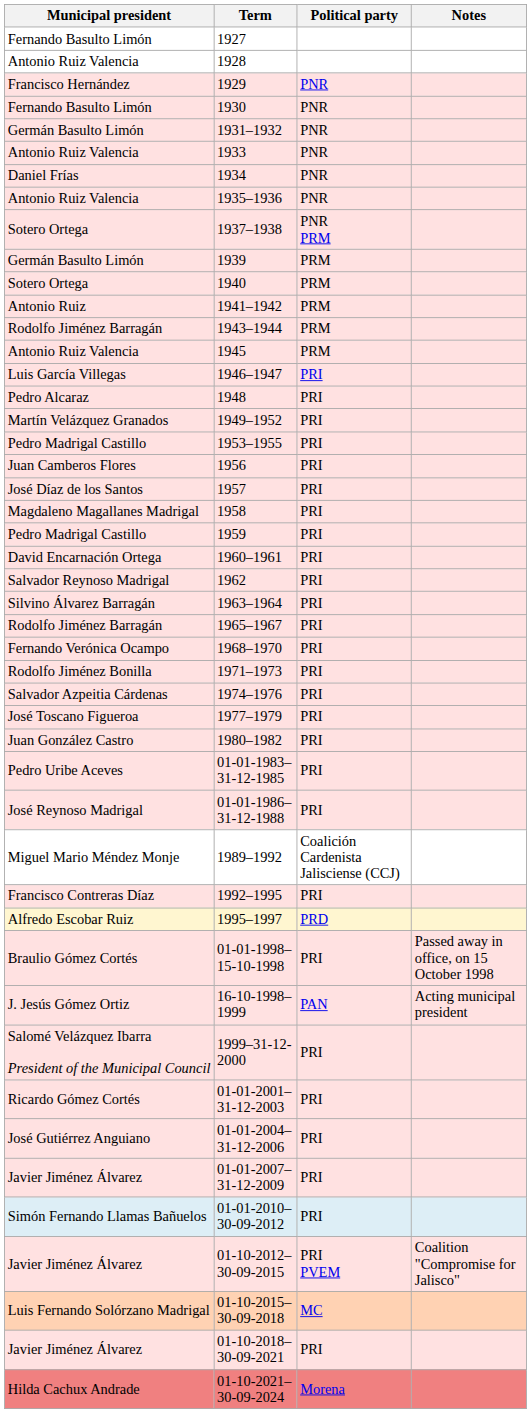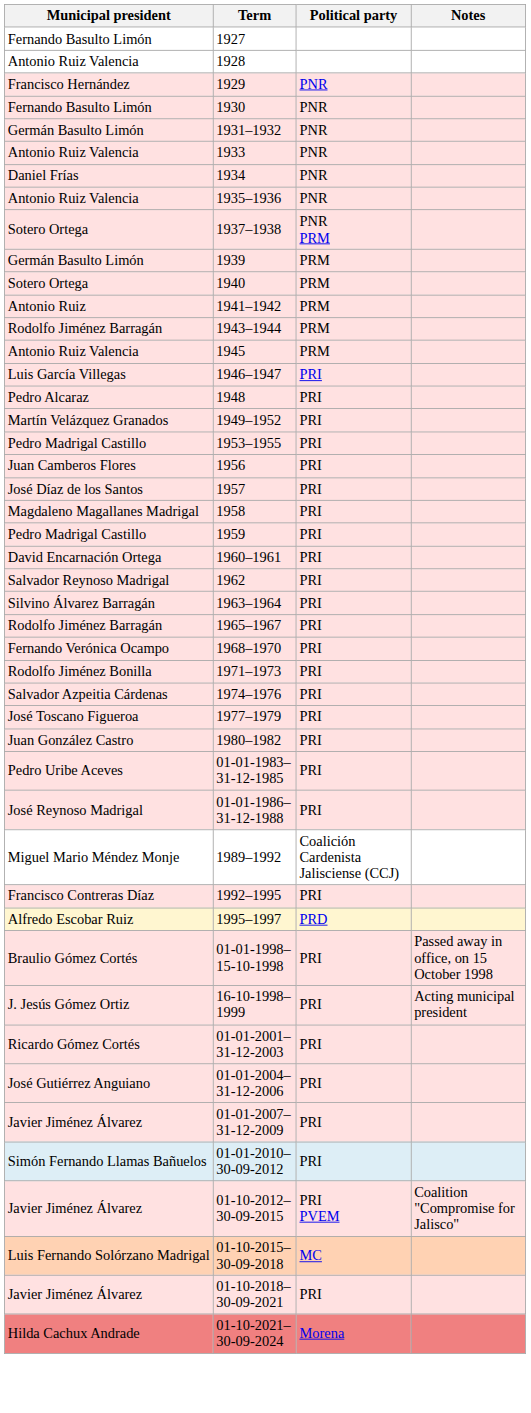(314, 1005) PAN -> (311, 1005) PRI
- row: (254, 1052)
